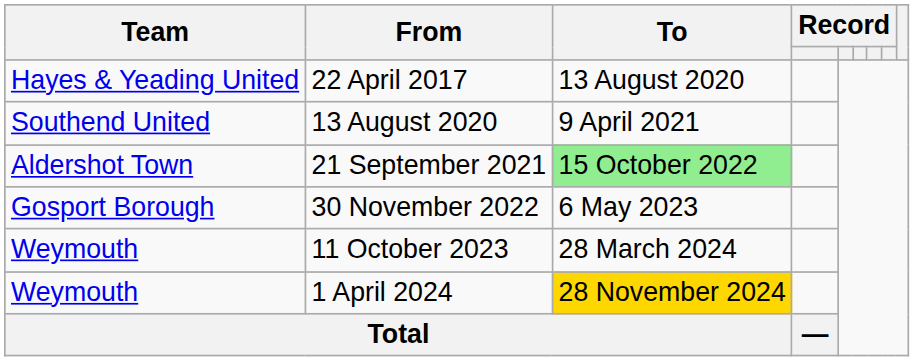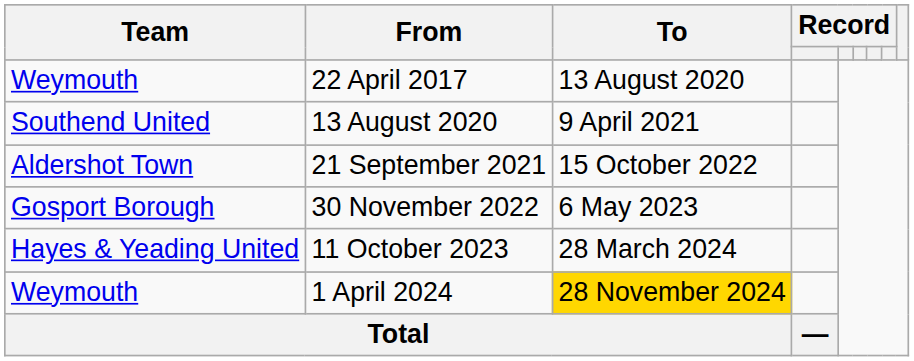(155, 80) Hayes & Yeading United -> (75, 80) Weymouth
(658, 165) lightgreen background -> (658, 165) no background
(75, 249) Weymouth -> (155, 249) Hayes & Yeading United
